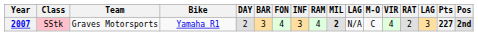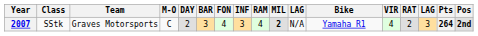columns swapped: (198, 11) <-> (373, 11)
(53, 24) pink background -> (53, 24) no background
(446, 24) 227 -> (446, 24) 264
